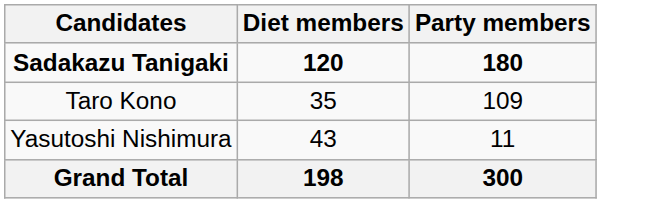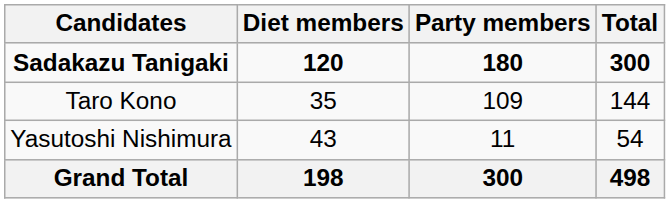+ column: (630, 23)
